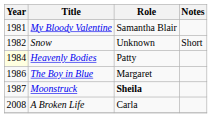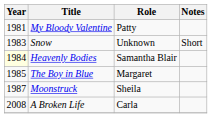(147, 27) Samantha Blair -> (126, 27) Patty
(16, 43) 1982 -> (16, 43) 1983
(126, 58) Patty -> (147, 58) Samantha Blair
(16, 74) 1986 -> (16, 74) 1985
(129, 89) bold -> (129, 89) normal
